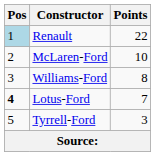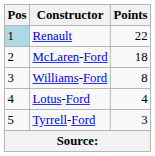(141, 57) 10 -> (141, 57) 18
(11, 99) bold -> (11, 99) normal
(144, 99) 7 -> (144, 99) 4
